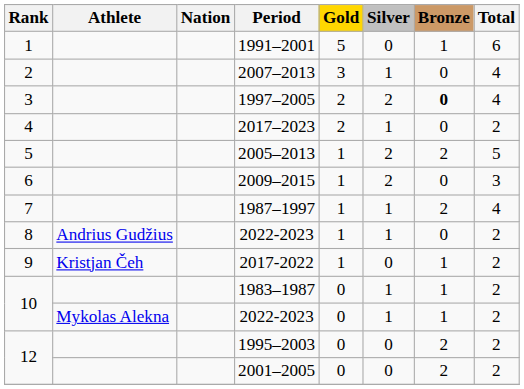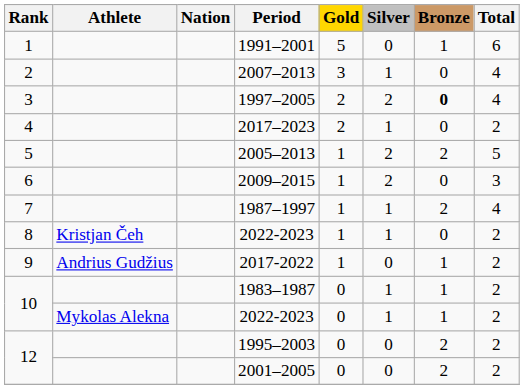(115, 235) Andrius Gudžius -> (100, 235) Kristjan Čeh
(100, 262) Kristjan Čeh -> (115, 262) Andrius Gudžius
